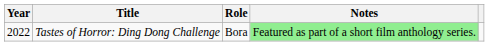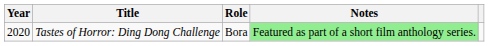(19, 31) 2022 -> (19, 31) 2020
